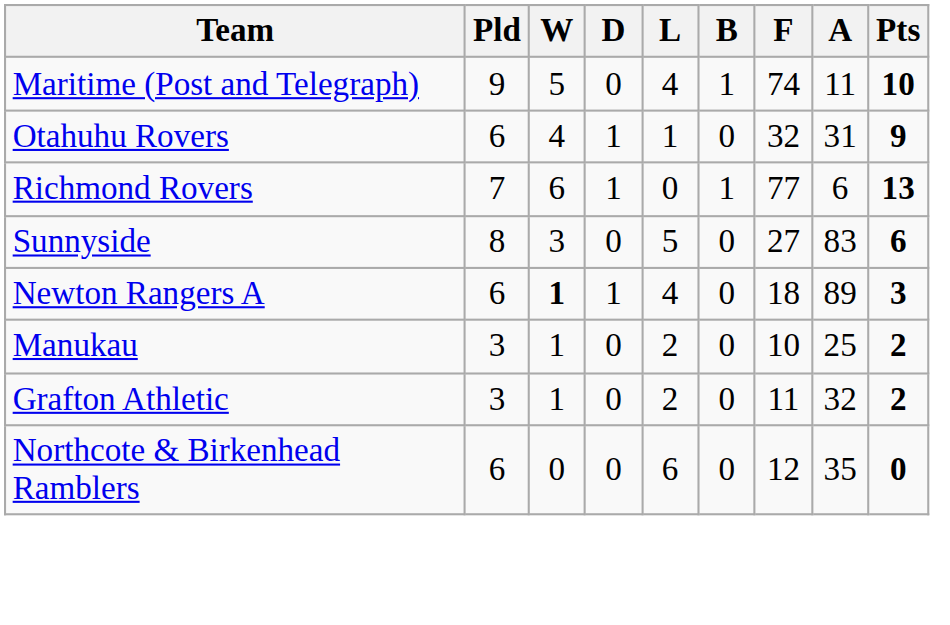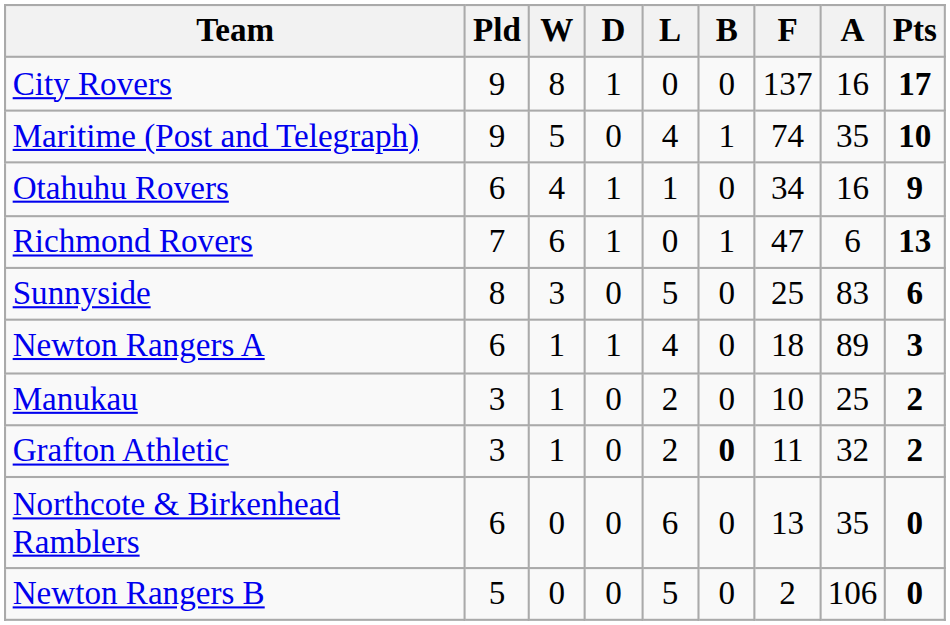+ row: (92, 83)
(840, 83) 11 -> (853, 135) 35
(783, 135) 32 -> (788, 188) 34
(840, 135) 31 -> (853, 188) 16
(783, 188) 77 -> (788, 240) 47
(783, 240) 27 -> (788, 293) 25
(557, 293) bold -> (557, 345) normal
(727, 398) normal -> (727, 450) bold
(783, 469) 12 -> (788, 522) 13
+ row: (139, 593)
